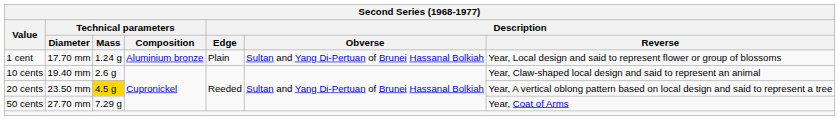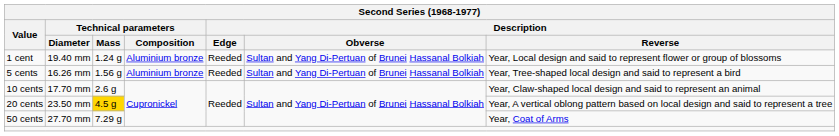(69, 58) 17.70 mm -> (69, 58) 19.40 mm
(219, 58) Plain -> (225, 58) Reeded
+ row: (22, 73)
(69, 73) 19.40 mm -> (69, 89) 17.70 mm
